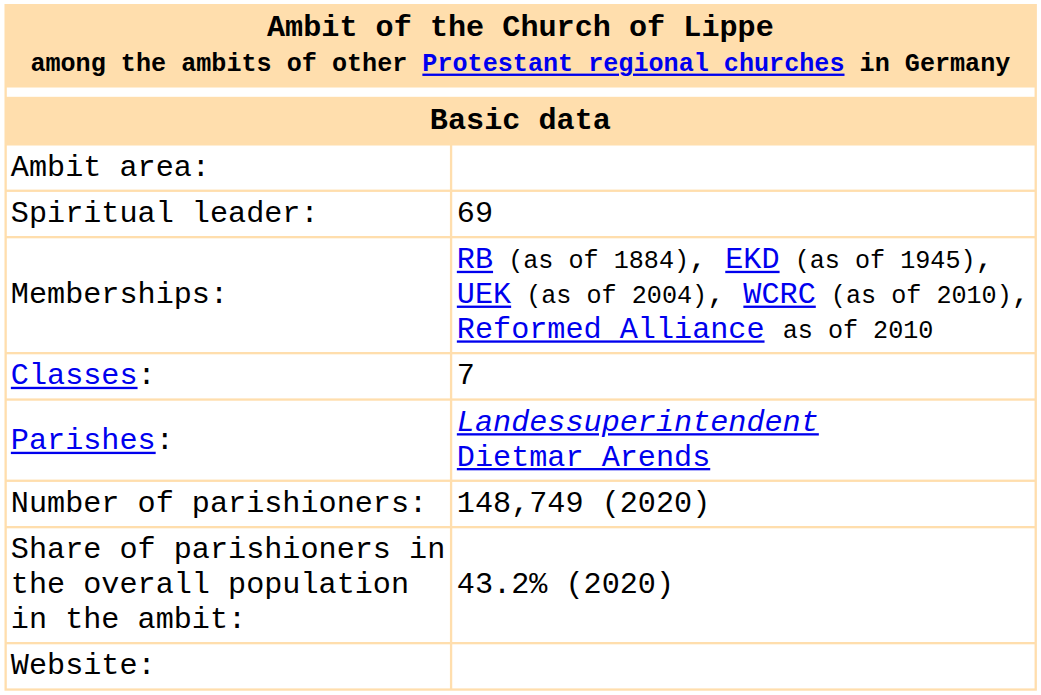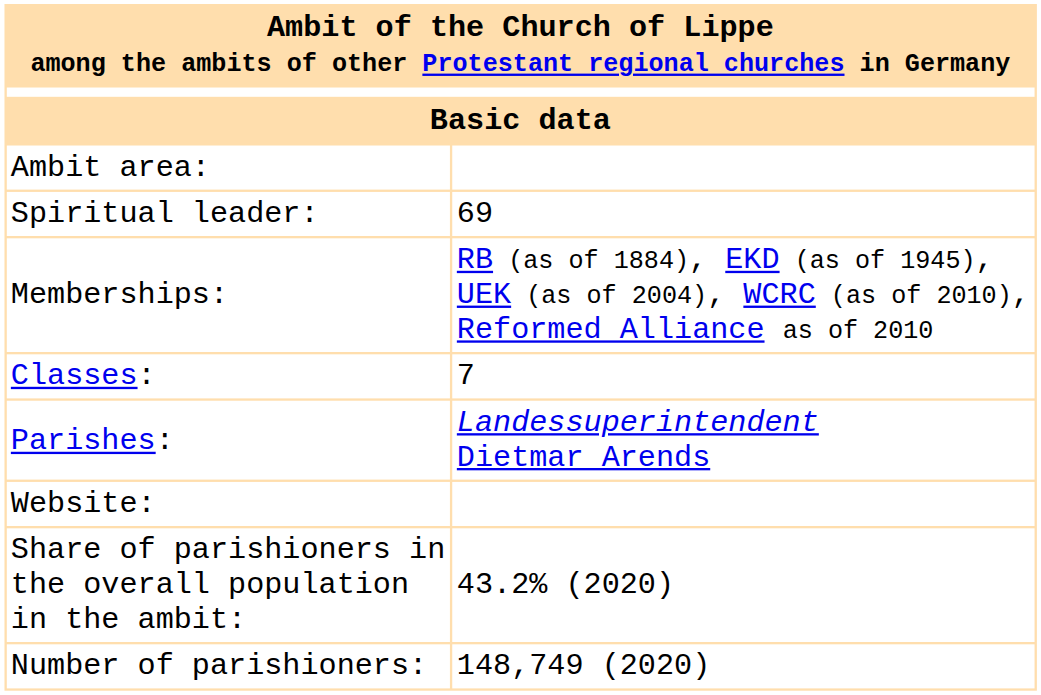rows swapped: (219, 504) <-> (83, 666)
